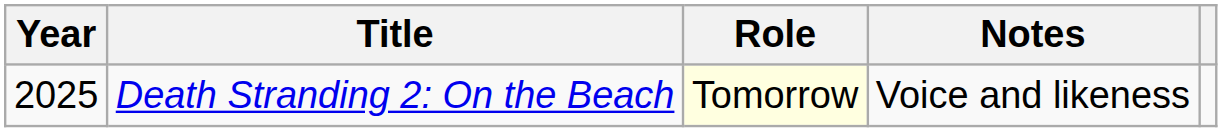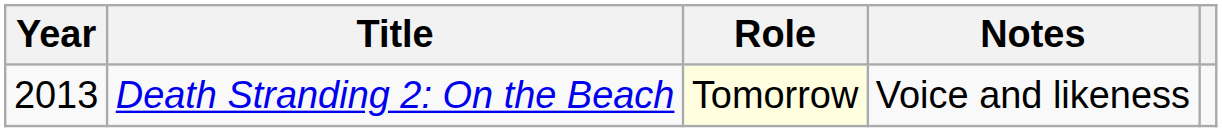(56, 94) 2025 -> (56, 94) 2013
